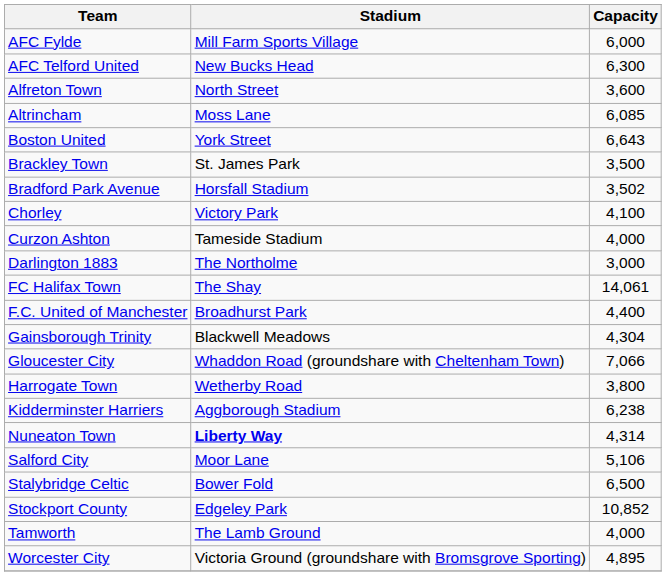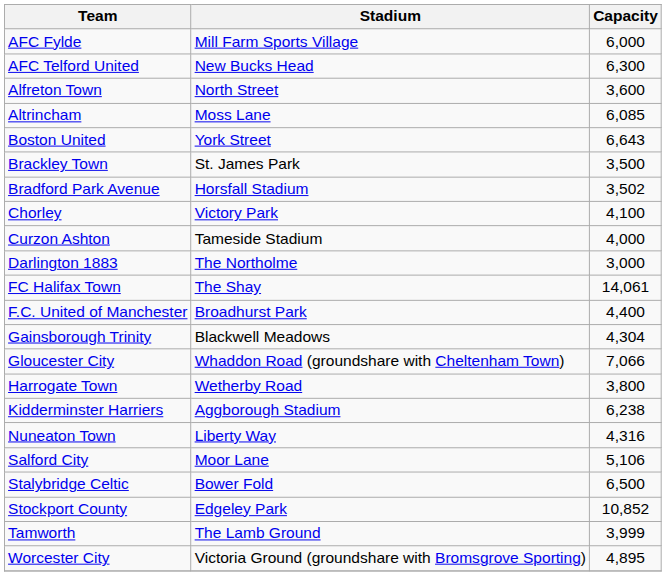(238, 435) bold -> (235, 435) normal
(626, 435) 4,314 -> (626, 435) 4,316
(626, 533) 4,000 -> (626, 533) 3,999
